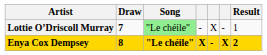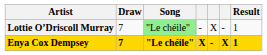(121, 27) bold -> (121, 27) normal
(121, 43) 8 -> (121, 43) 7
(236, 43) 2 -> (236, 43) 1
